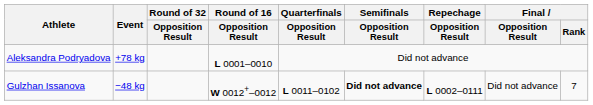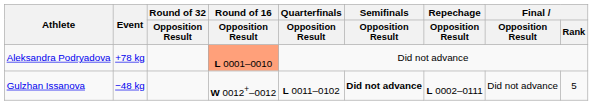(243, 64) no background -> (243, 64) lightsalmon background
(574, 86) 7 -> (574, 86) 5
